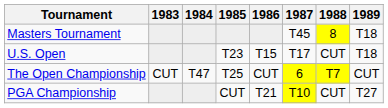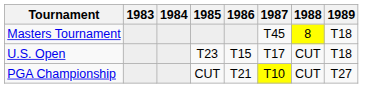- row: (77, 74)
